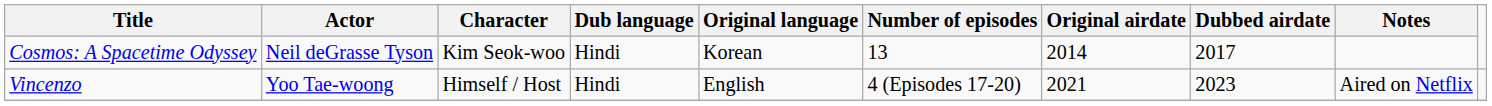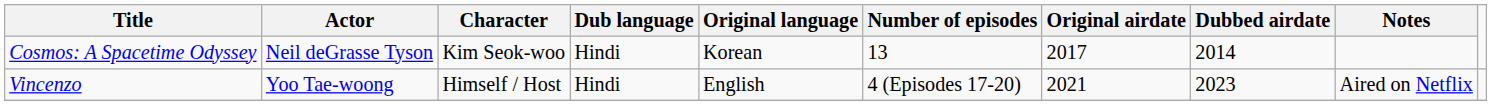(1067, 52) 2014 -> (1067, 52) 2017
(1215, 52) 2017 -> (1215, 52) 2014
